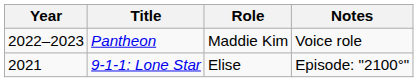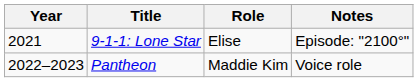rows swapped: (146, 64) <-> (124, 40)
